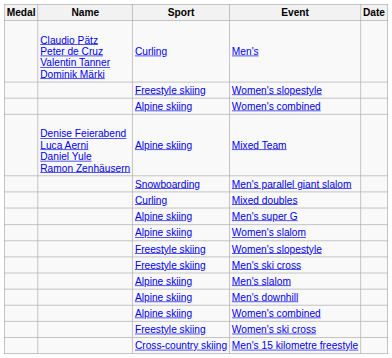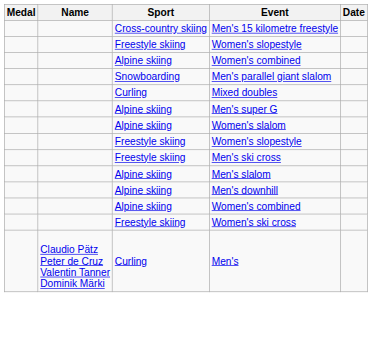rows swapped: (181, 346) <-> (151, 51)
- row: (164, 145)
